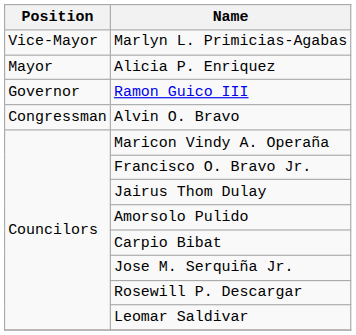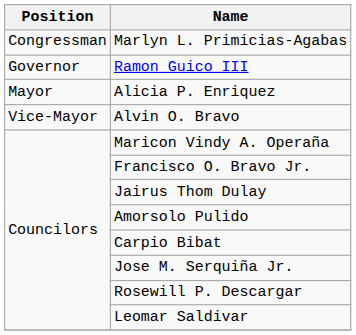(53, 42) Vice-Mayor -> (57, 42) Congressman
rows swapped: (181, 92) <-> (195, 67)
(57, 117) Congressman -> (53, 117) Vice-Mayor
